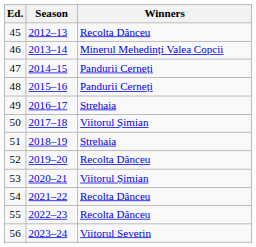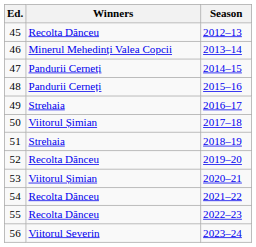columns swapped: (52, 14) <-> (165, 14)
